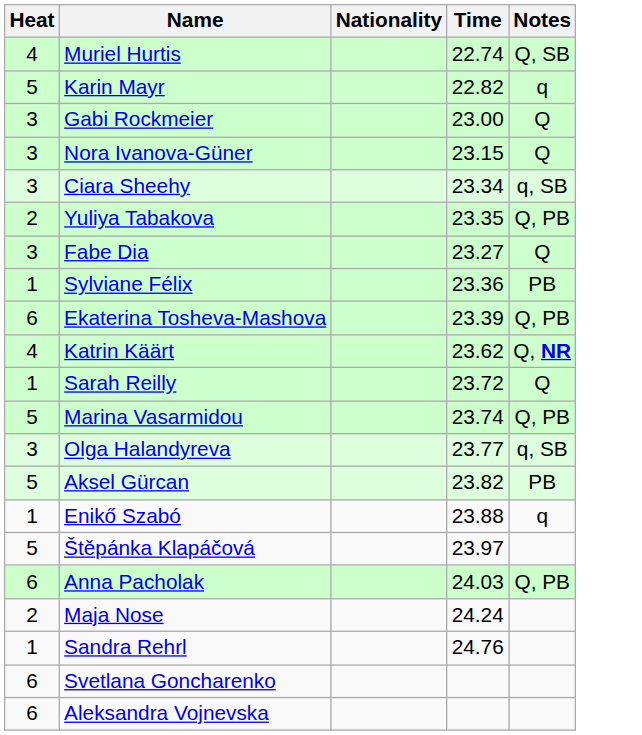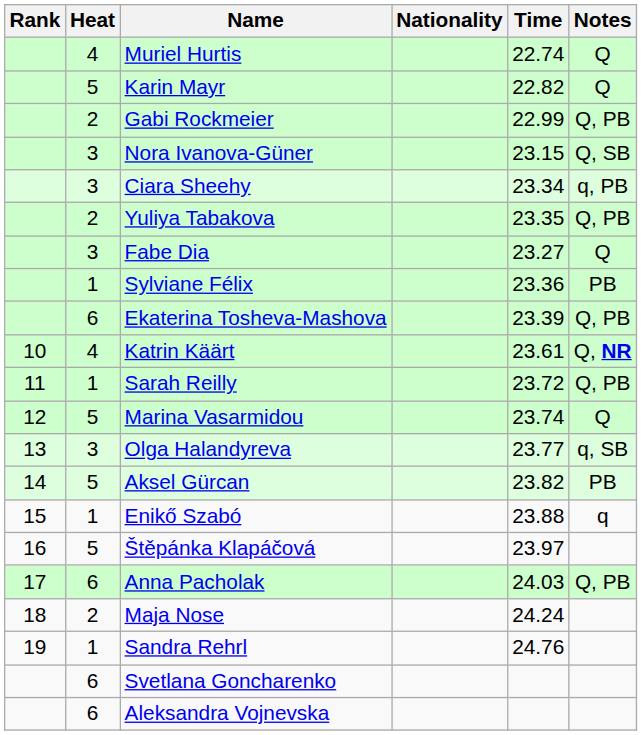+ column: (35, 20)
(542, 53) Q, SB -> (603, 53) Q
(542, 86) q -> (603, 86) Q
(32, 119) 3 -> (92, 119) 2
(478, 119) 23.00 -> (538, 119) 22.99
(542, 119) Q -> (603, 119) Q, PB
(542, 152) Q -> (603, 152) Q, SB
(542, 185) q, SB -> (603, 185) q, PB
(478, 350) 23.62 -> (538, 350) 23.61
(542, 383) Q -> (603, 383) Q, PB
(542, 416) Q, PB -> (603, 416) Q
